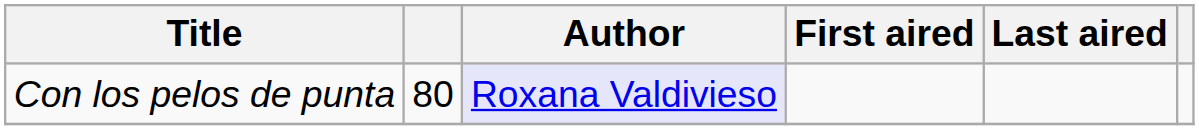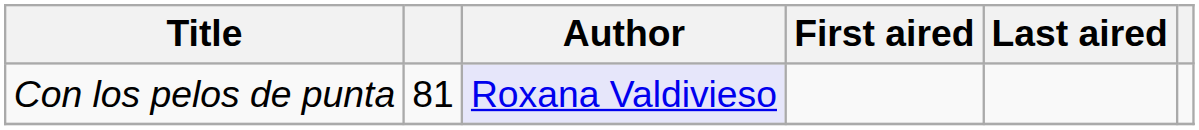(433, 93) 80 -> (433, 93) 81
